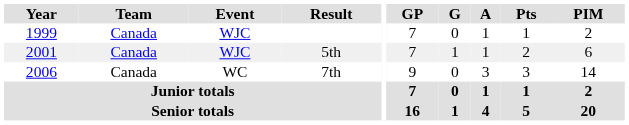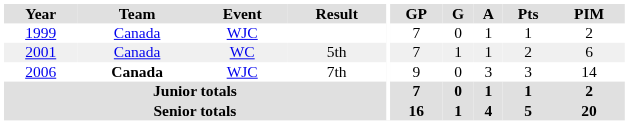(235, 52) WJC -> (242, 52) WC
(134, 71) normal -> (137, 71) bold
(235, 71) WC -> (242, 71) WJC
